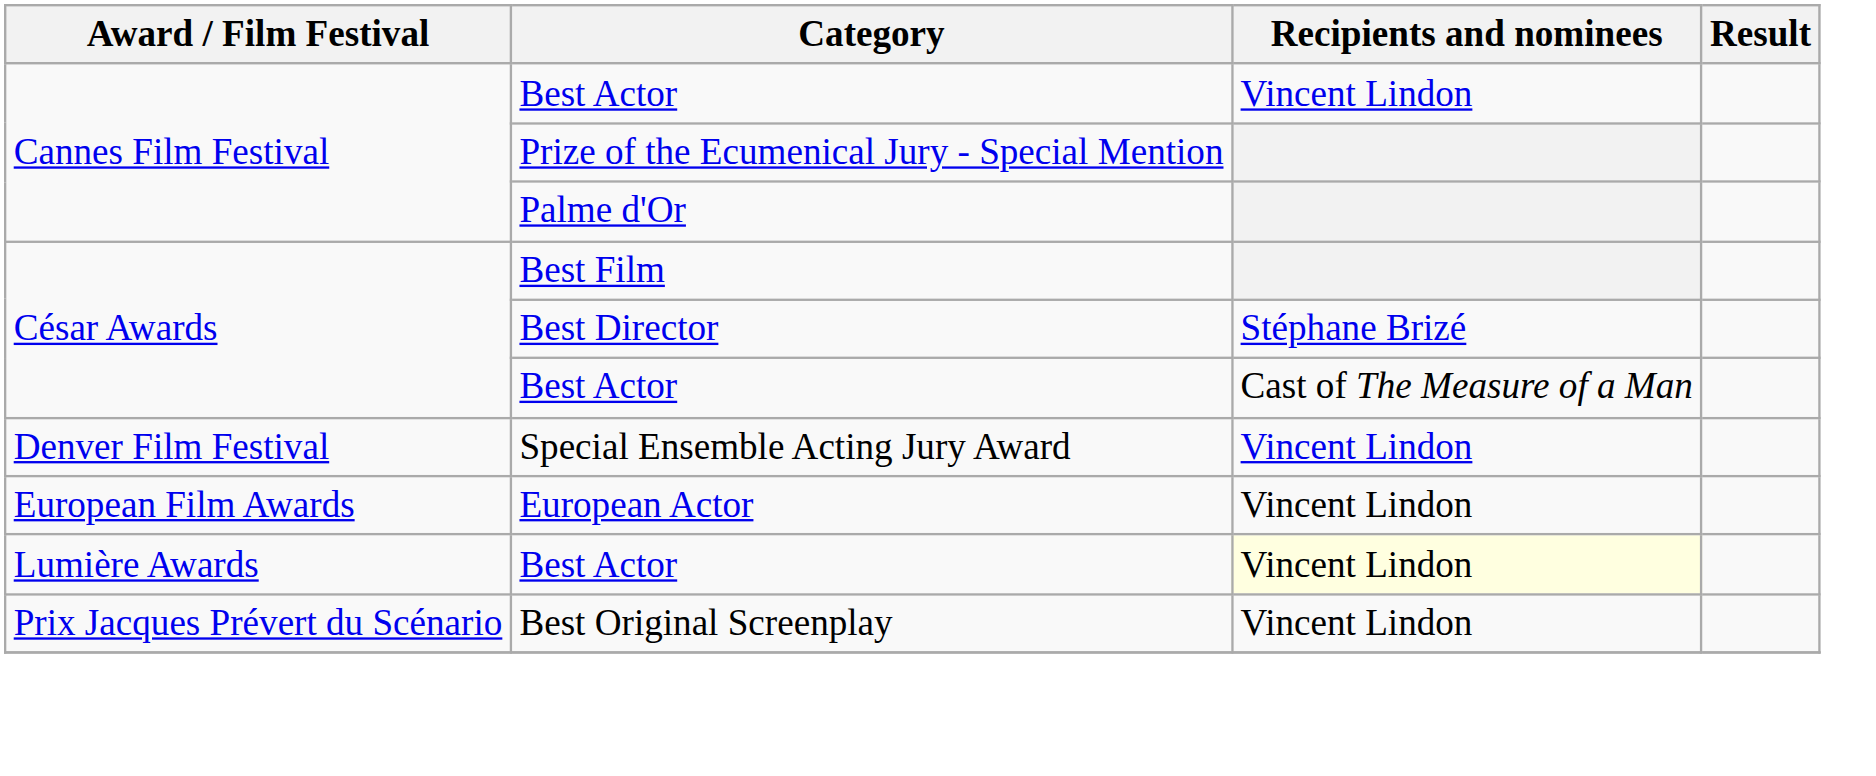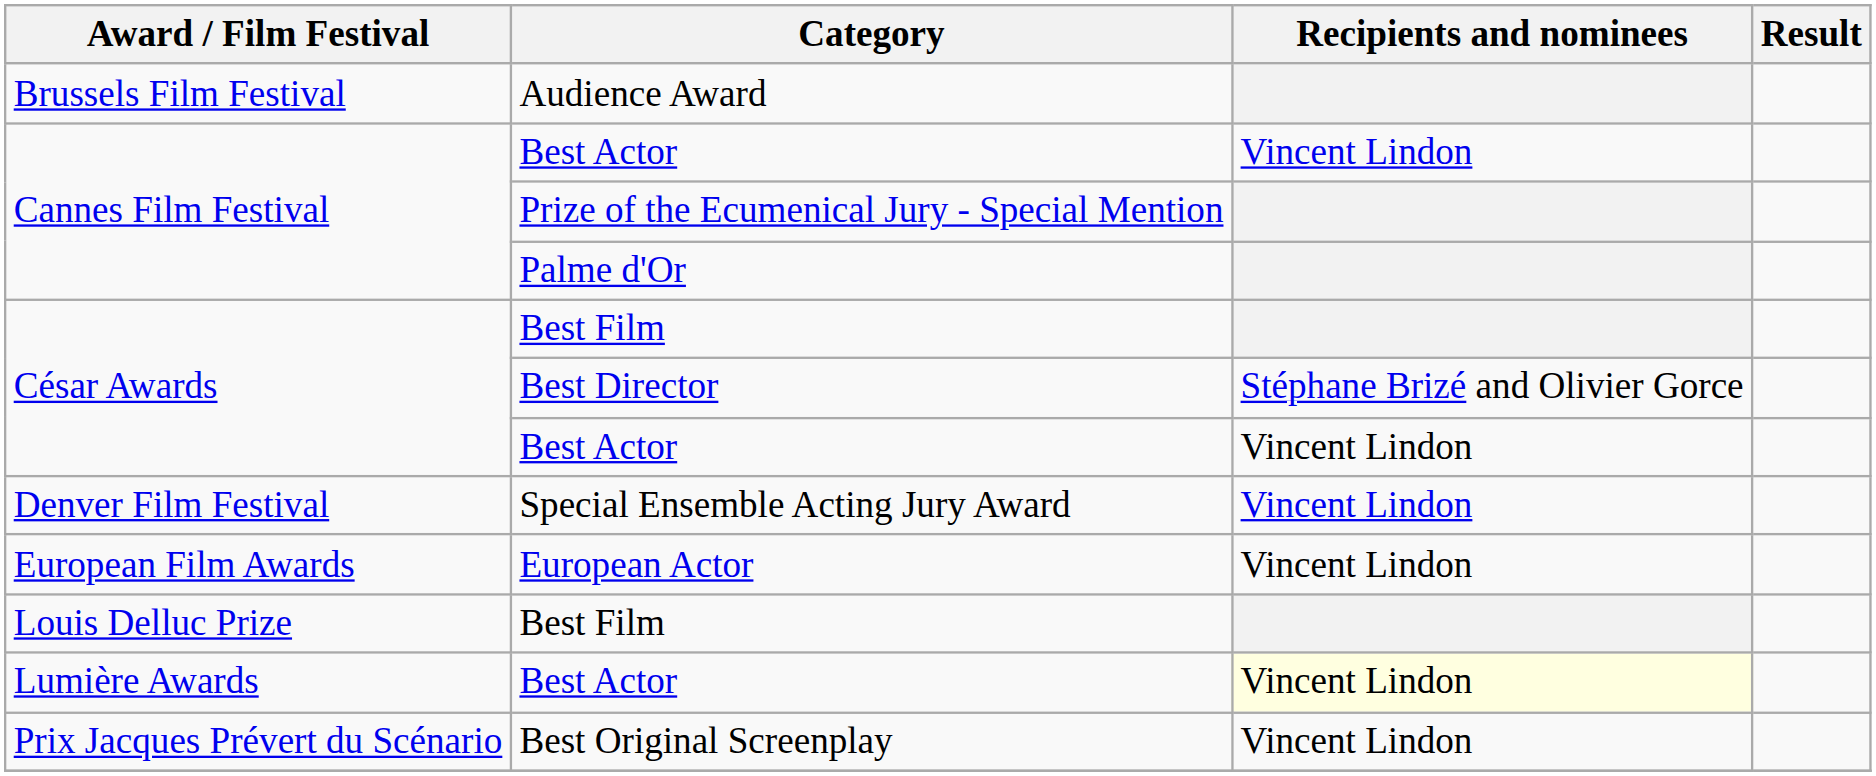+ row: (180, 92)
(1353, 328) Stéphane Brizé -> (1492, 387) Stéphane Brizé and Olivier Gorce
(1467, 387) Cast of The Measure of a Man -> (1356, 446) Vincent Lindon
+ row: (153, 622)
